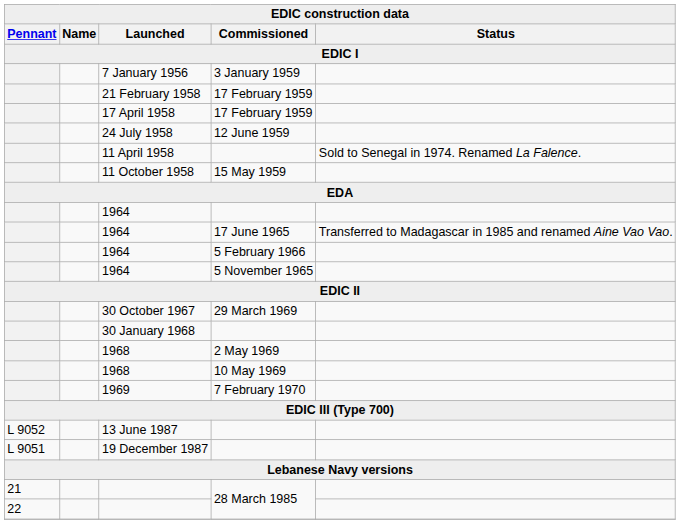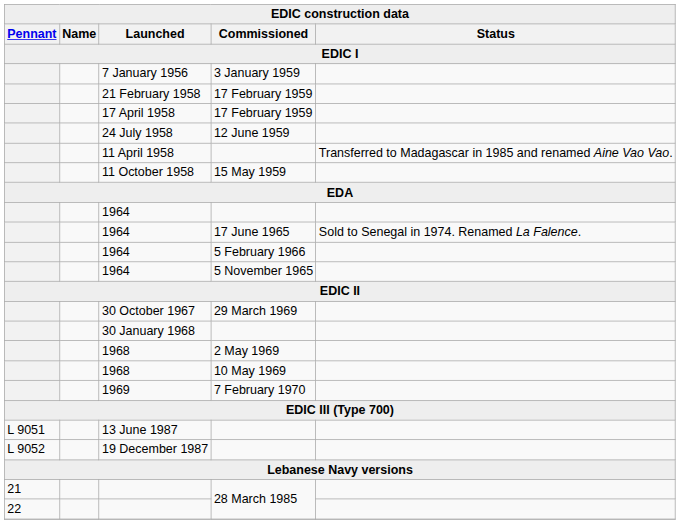(450, 152) Sold to Senegal in 1974. Renamed La Falence. -> (496, 152) Transferred to Madagascar in 1985 and renamed Aine Vao Vao.
(496, 232) Transferred to Madagascar in 1985 and renamed Aine Vao Vao. -> (450, 232) Sold to Senegal in 1974. Renamed La Falence.
(26, 430) L 9052 -> (26, 430) L 9051
(26, 449) L 9051 -> (26, 449) L 9052
